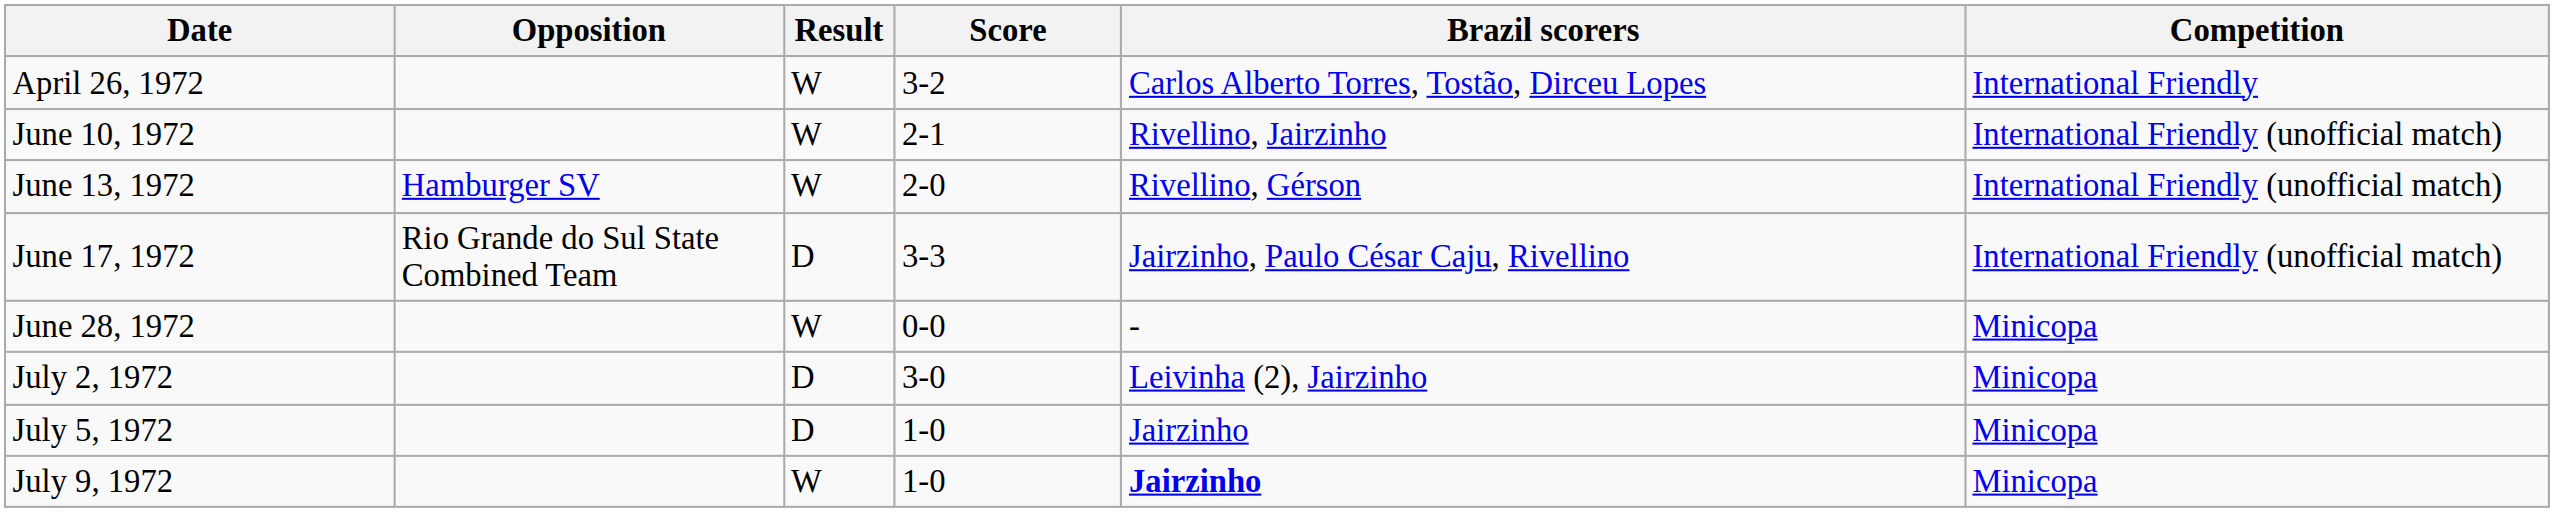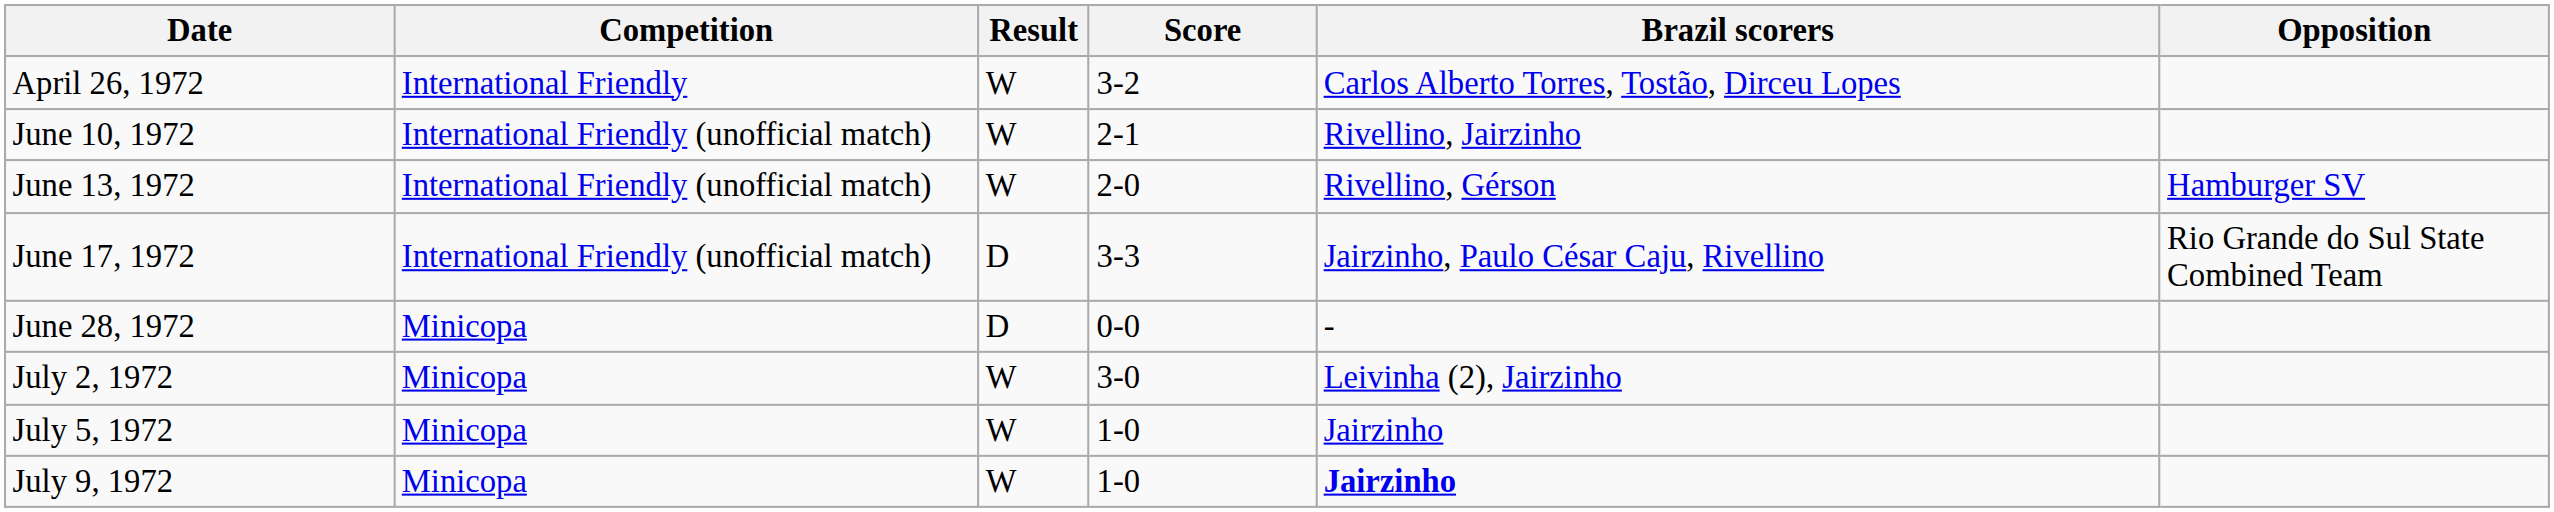columns swapped: (589, 30) <-> (2257, 30)
(806, 325) W -> (998, 325) D
(803, 377) D -> (1001, 377) W
(803, 429) D -> (1001, 429) W
